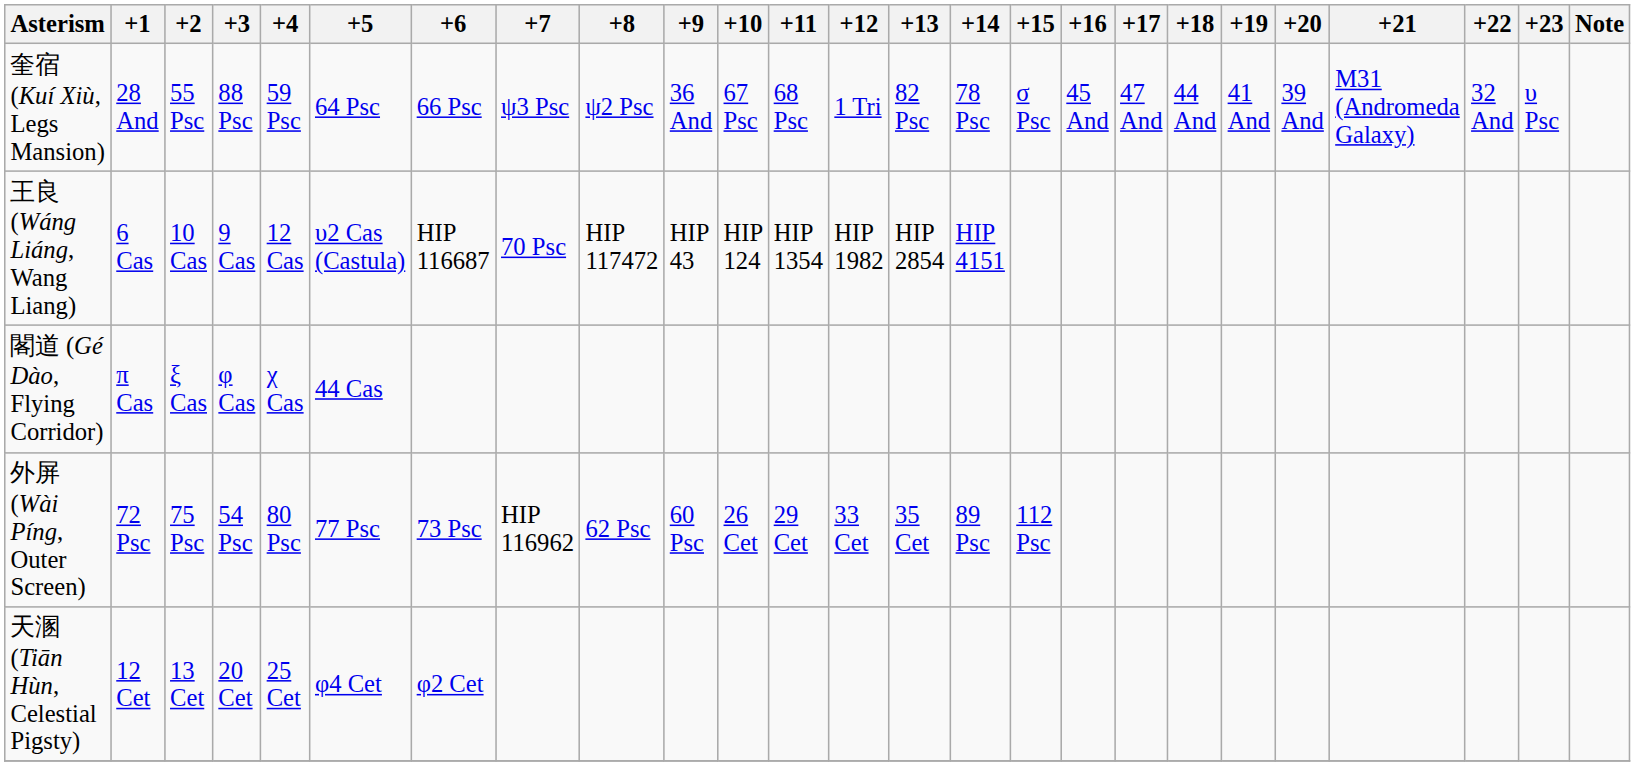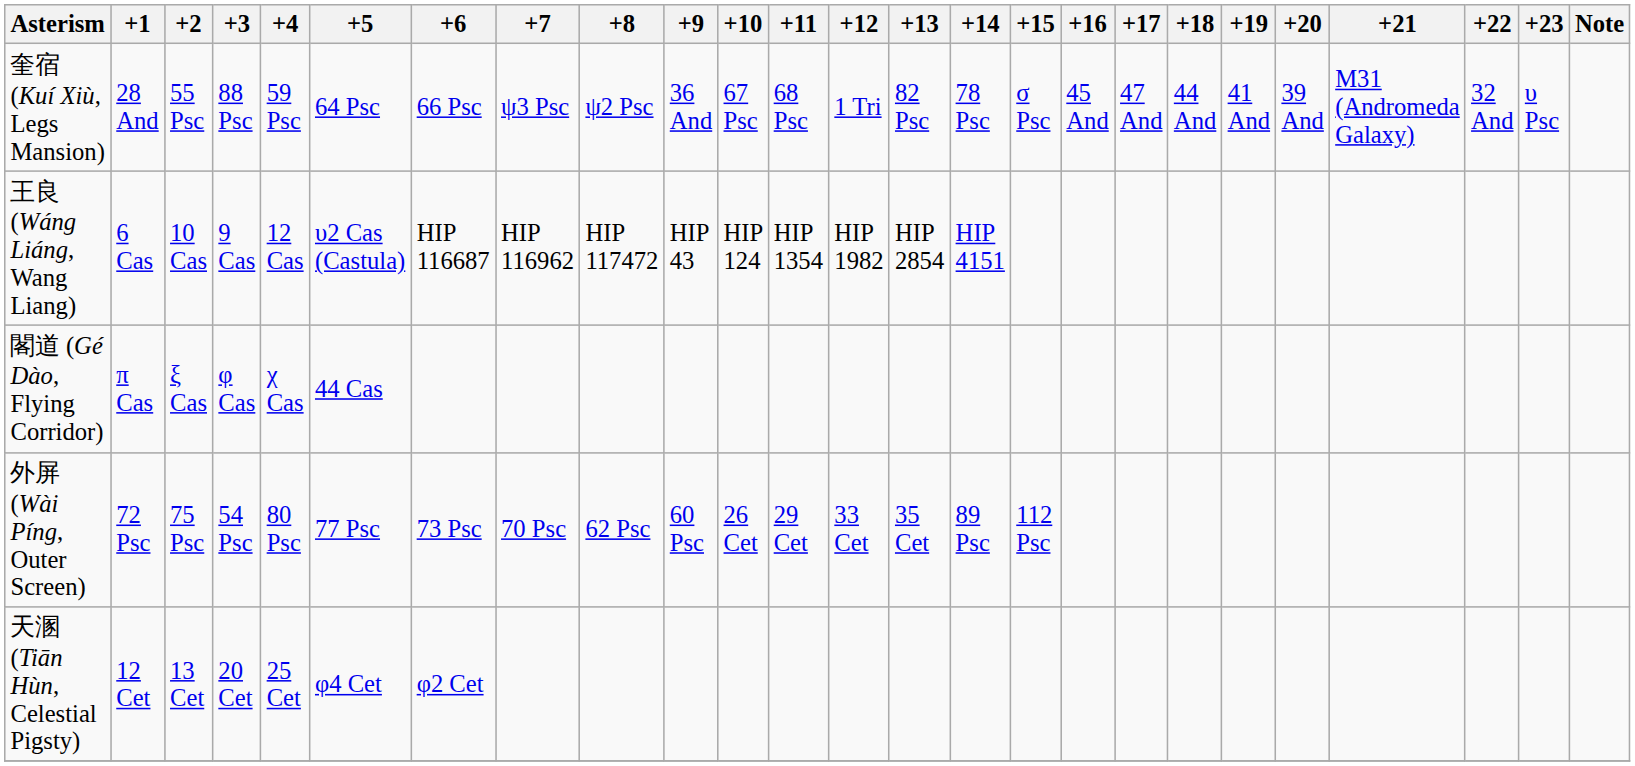(534, 247) 70 Psc -> (538, 247) HIP 116962
(538, 529) HIP 116962 -> (534, 529) 70 Psc
